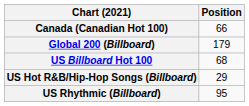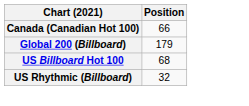- row: (102, 77)
(222, 93) 95 -> (164, 77) 32
